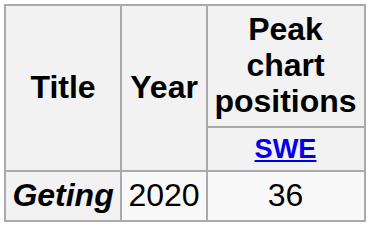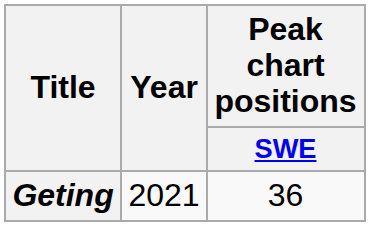(164, 195) 2020 -> (164, 195) 2021
